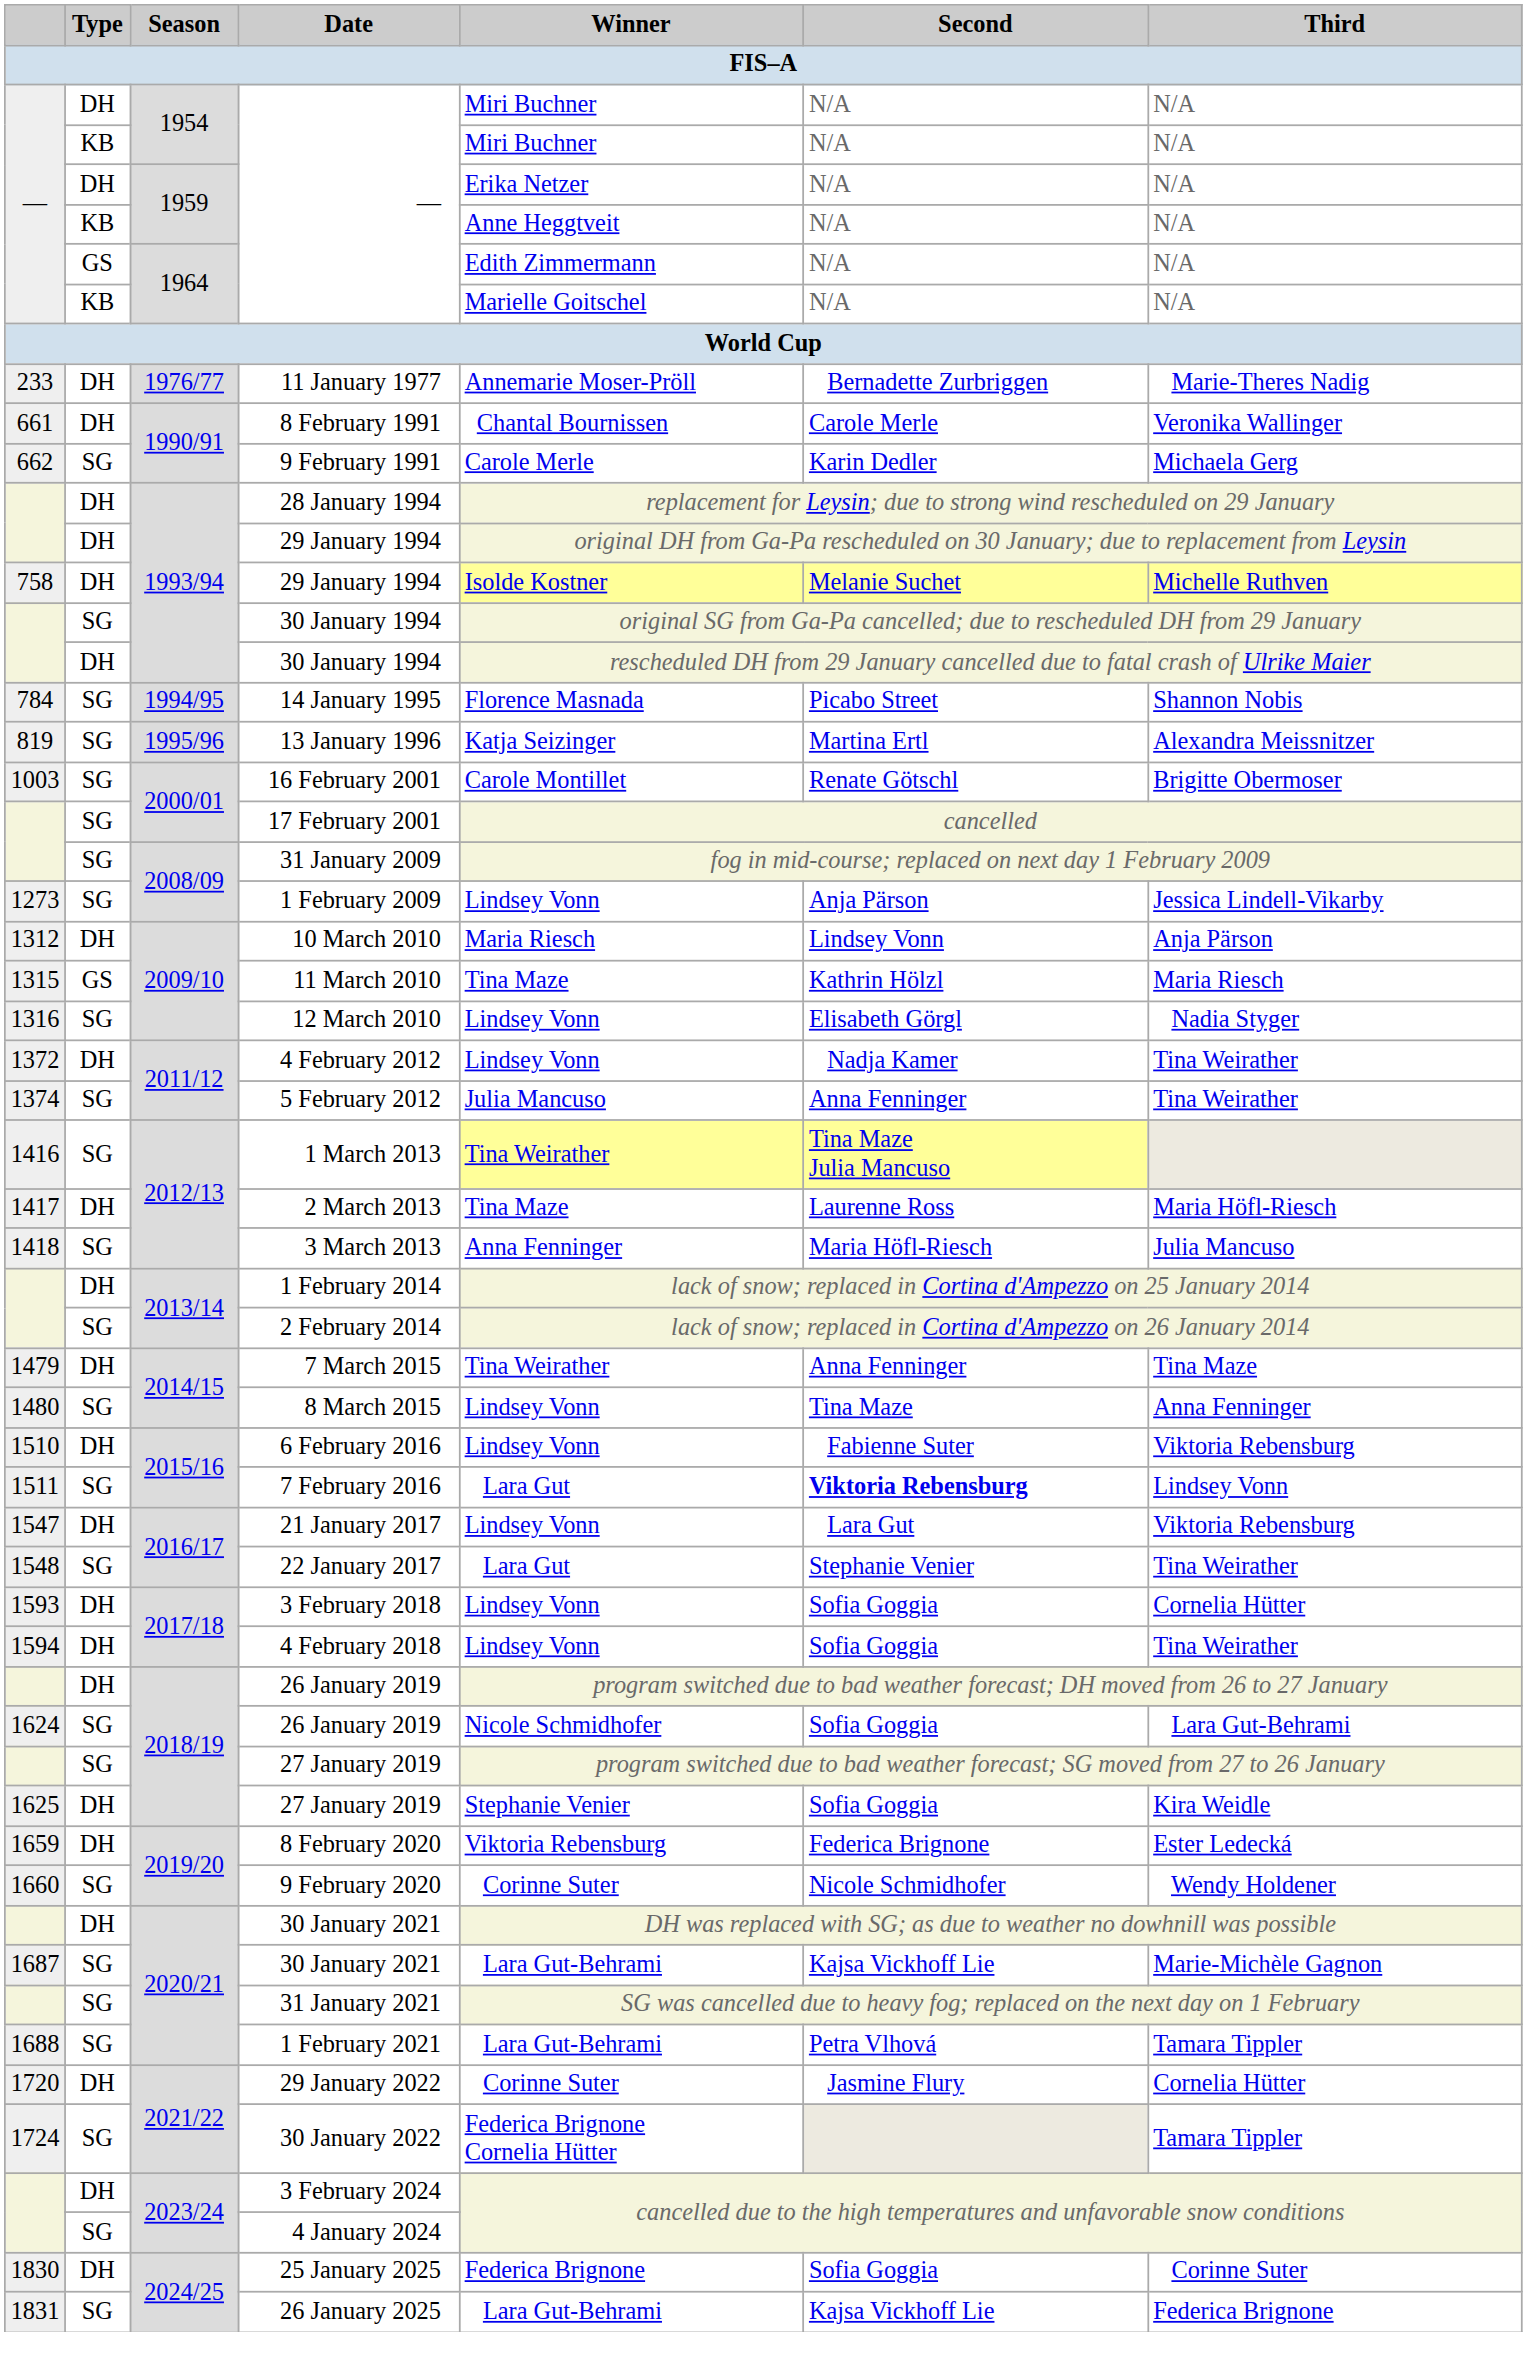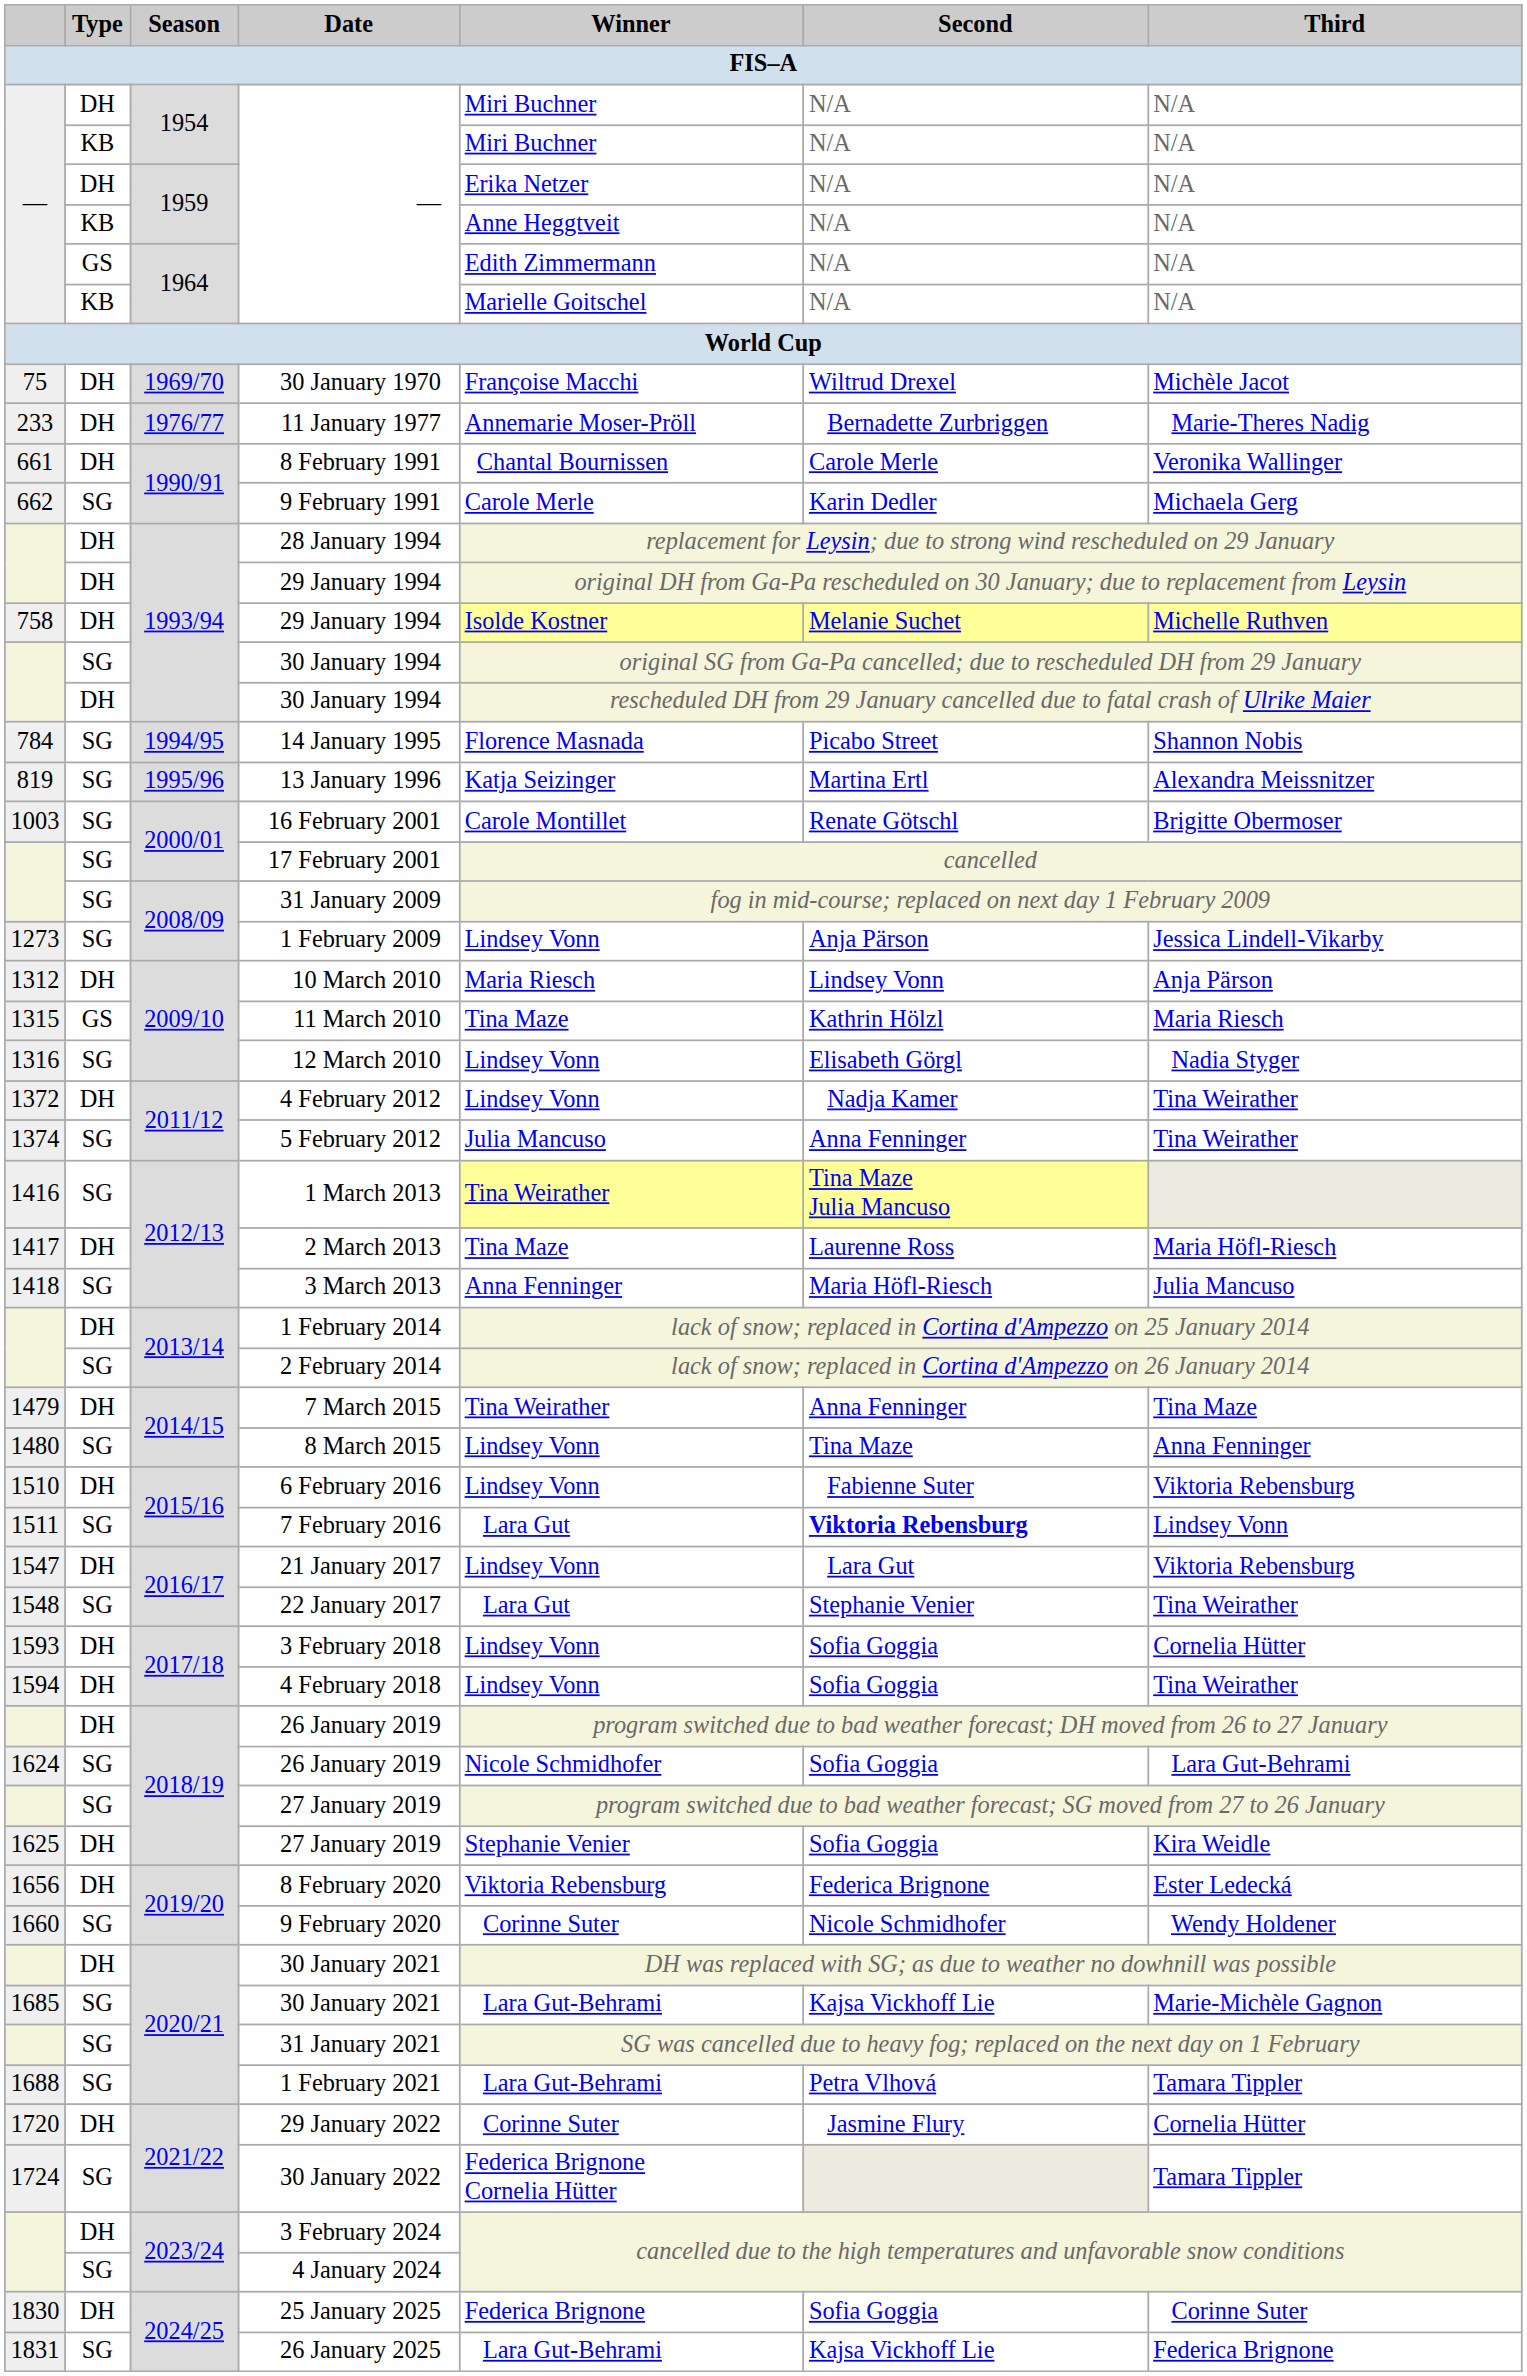+ row: (97, 382)
(35, 1844) 1659 -> (35, 1884) 1656
(35, 1964) 1687 -> (35, 2003) 1685
